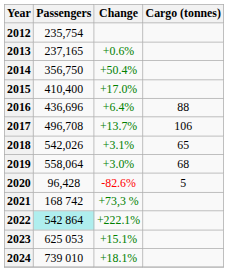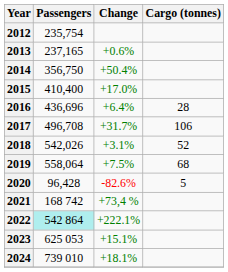(183, 107) 88 -> (183, 107) 28
(119, 126) +13.7% -> (119, 126) +31.7%
(183, 145) 65 -> (183, 145) 52
(119, 164) +3.0% -> (119, 164) +7.5%
(119, 201) +73,3 % -> (119, 201) +73,4 %
